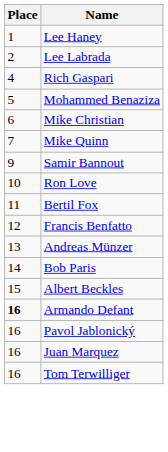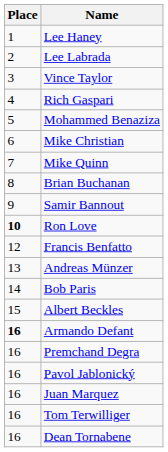+ row: (78, 78)
+ row: (87, 183)
(14, 183) normal -> (14, 225) bold
- row: (71, 204)
+ row: (92, 352)
+ row: (87, 436)
